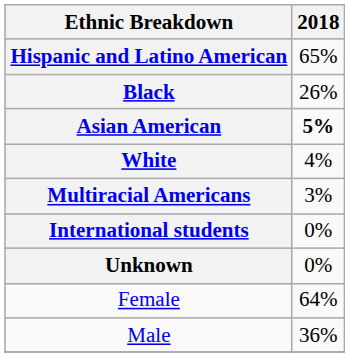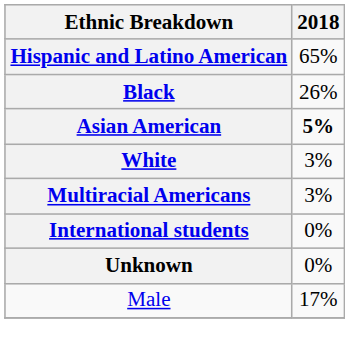(318, 161) 4% -> (318, 161) 3%
- row: (149, 300)
(318, 334) 36% -> (318, 300) 17%
